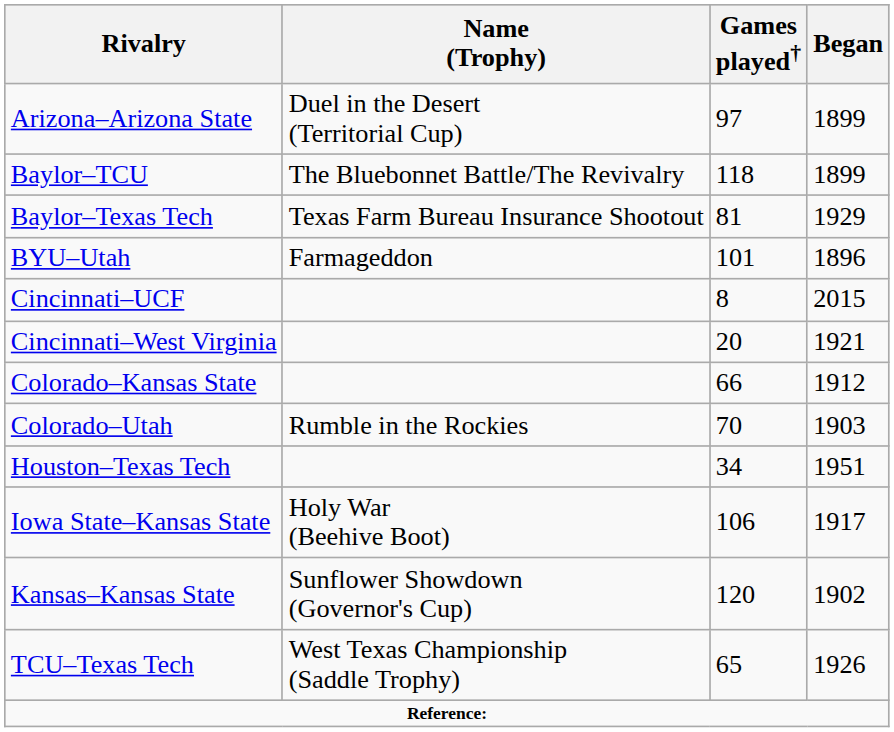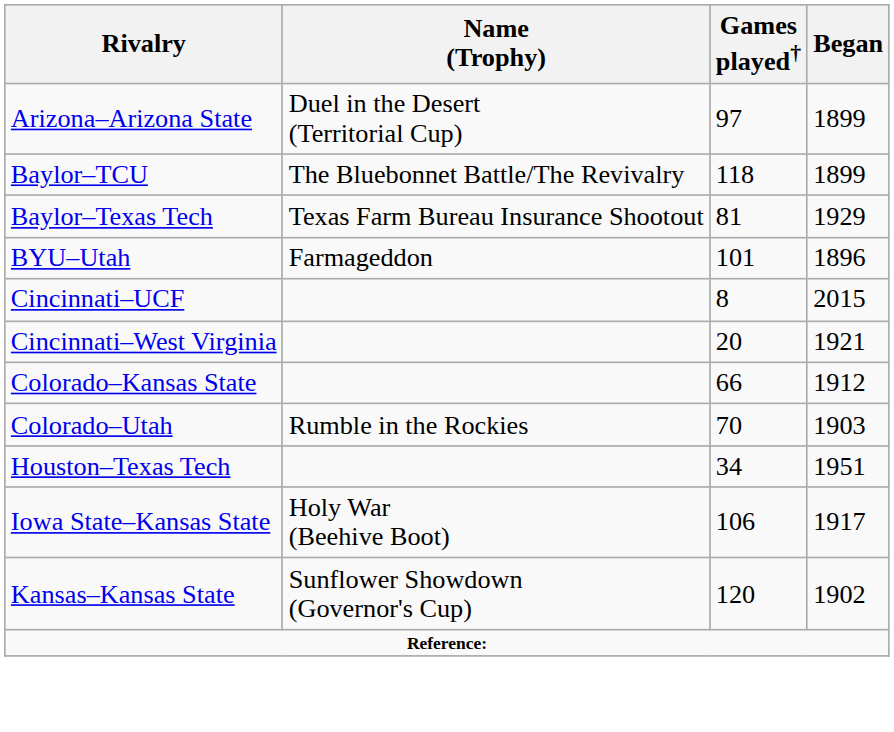- row: (102, 664)
